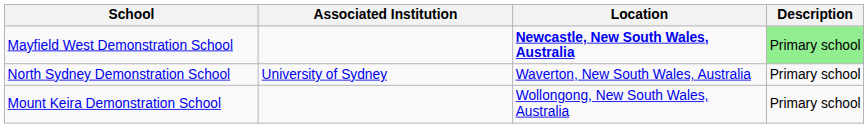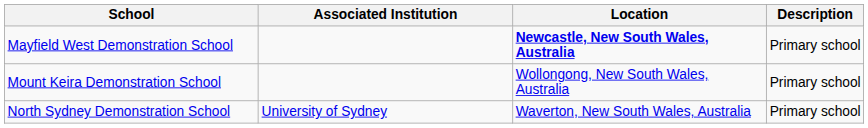(815, 44) lightgreen background -> (815, 44) no background
rows swapped: (114, 104) <-> (119, 74)
